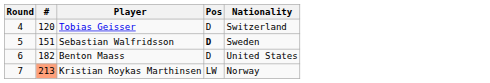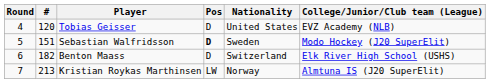+ column: (393, 12)
(257, 27) Switzerland -> (262, 27) United States
(262, 56) United States -> (257, 56) Switzerland
(46, 71) lightsalmon background -> (46, 71) no background
